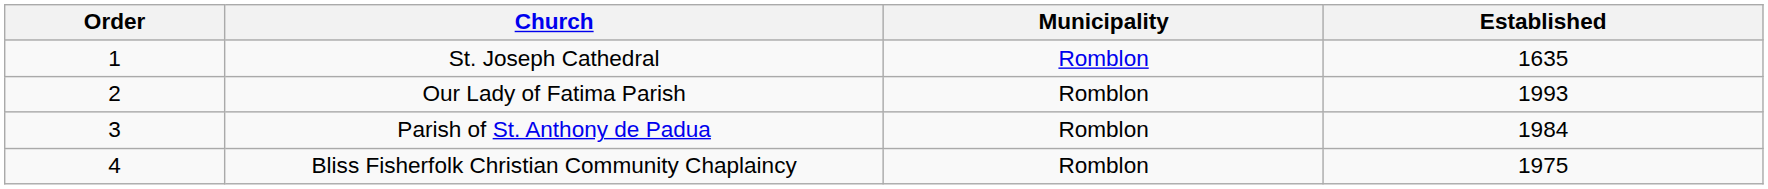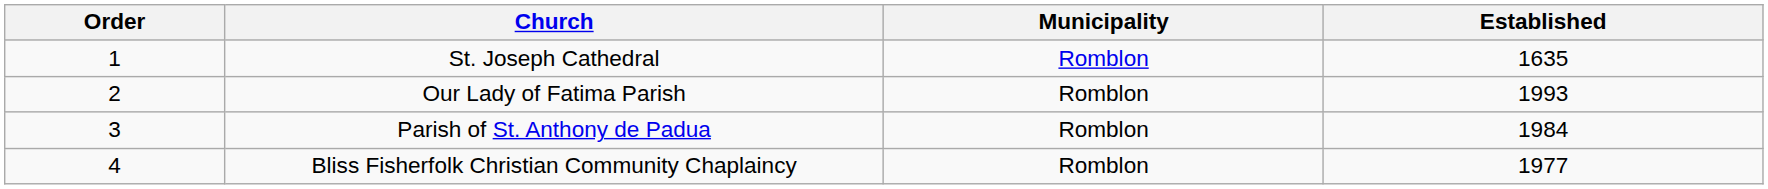(1543, 165) 1975 -> (1543, 165) 1977
